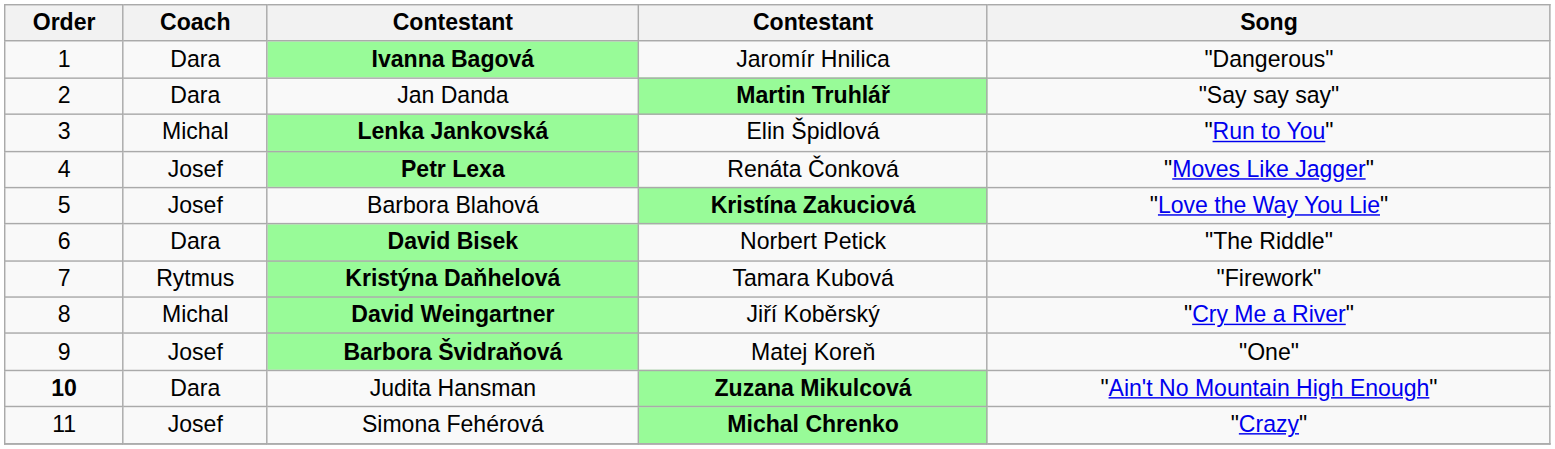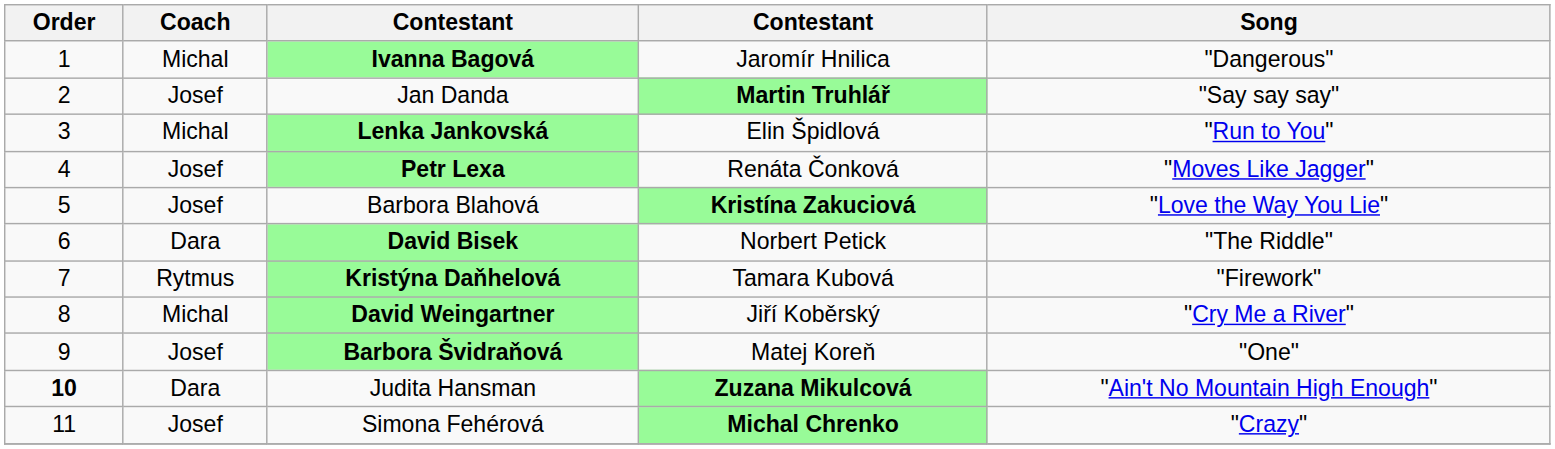(195, 59) Dara -> (195, 59) Michal
(195, 95) Dara -> (195, 95) Josef
